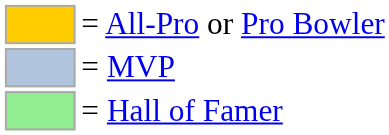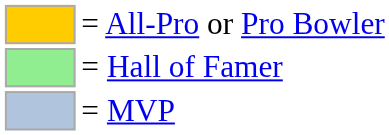rows swapped: (128, 67) <-> (182, 110)
